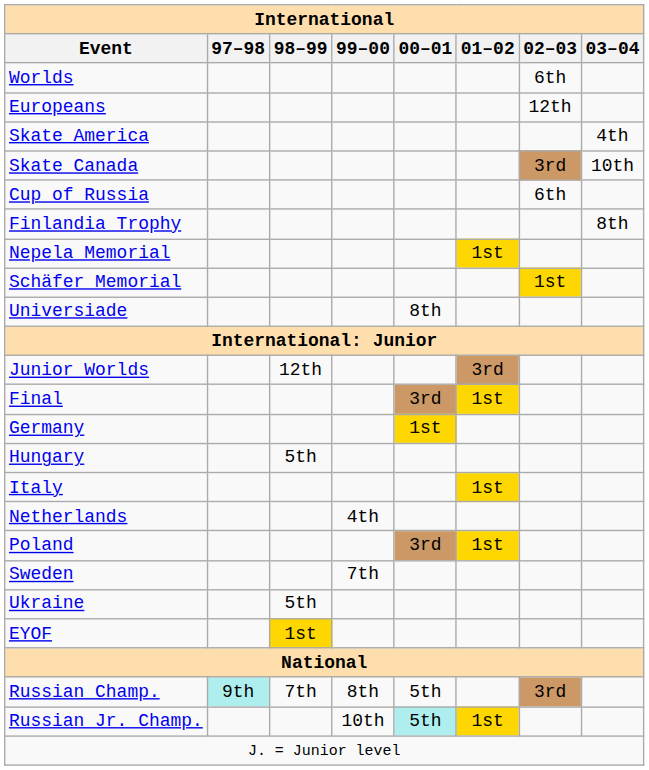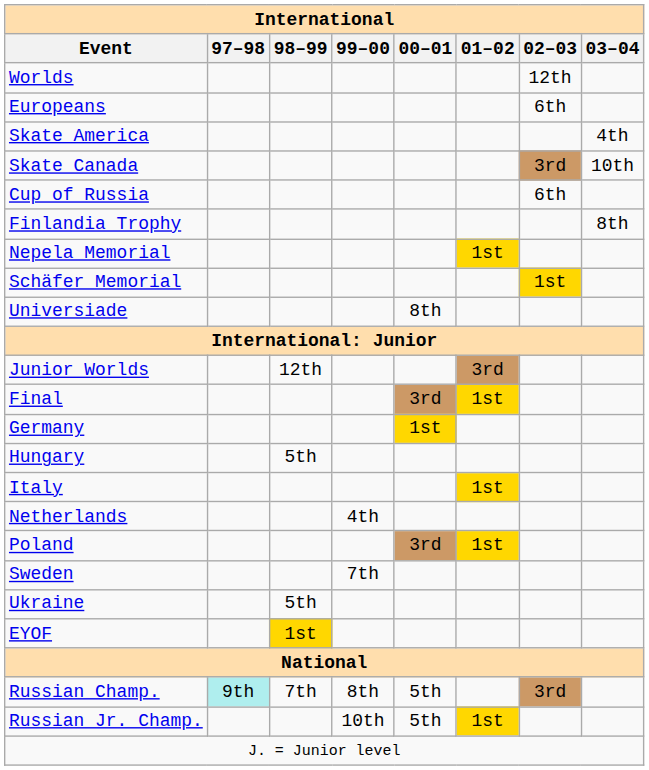(550, 78) 6th -> (550, 78) 12th
(550, 107) 12th -> (550, 107) 6th
(425, 721) paleturquoise background -> (425, 721) no background
